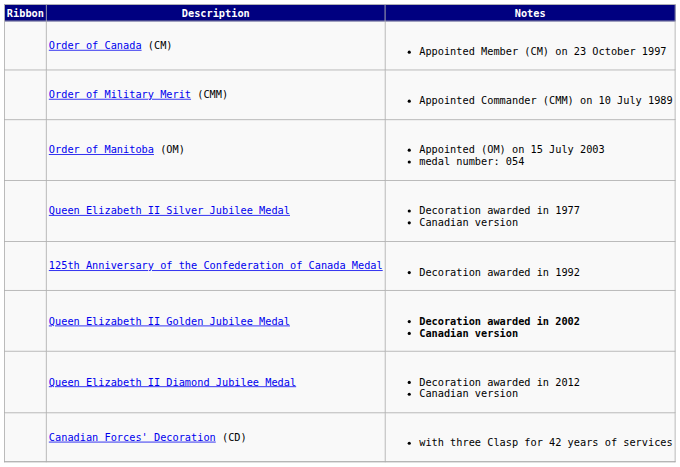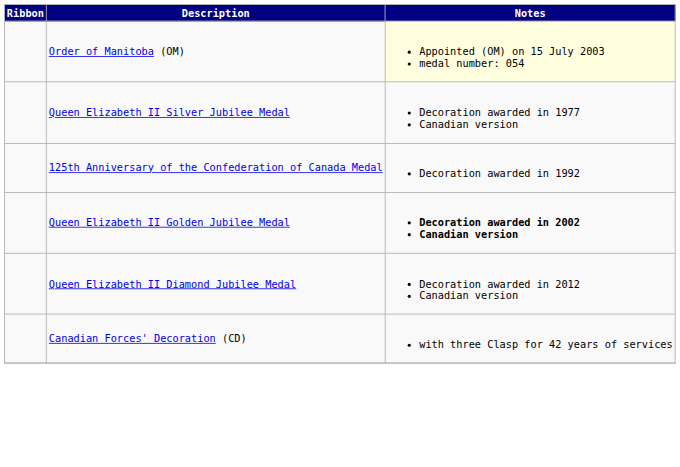- row: (111, 46)
- row: (138, 95)
(530, 156) no background -> (530, 58) lightyellow background
